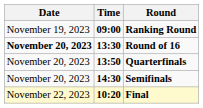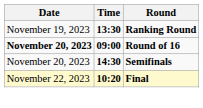(109, 29) 09:00 -> (109, 29) 13:30
(109, 45) 13:30 -> (109, 45) 09:00
- row: (156, 62)
